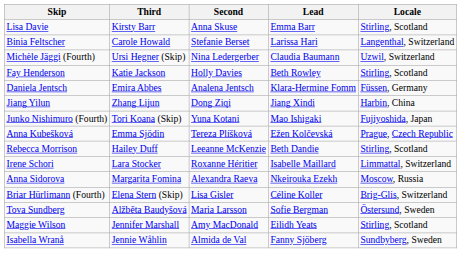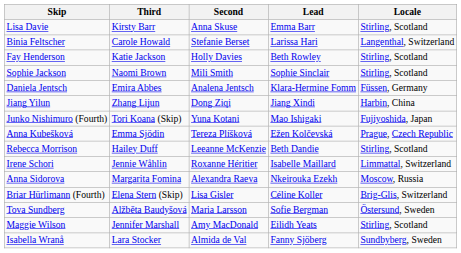- row: (51, 57)
+ row: (36, 73)
(136, 164) Lara Stocker -> (139, 164) Jennie Wåhlin
(139, 240) Jennie Wåhlin -> (136, 240) Lara Stocker
